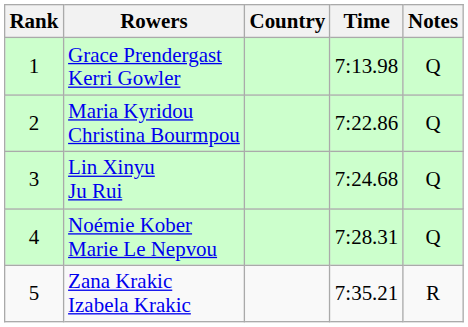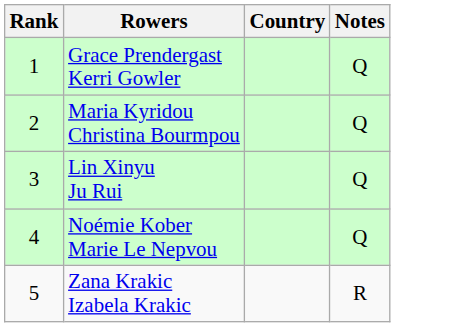- column: (367, 21)
